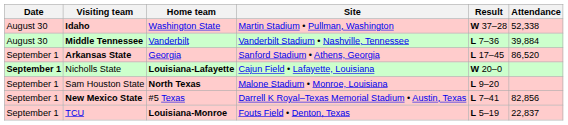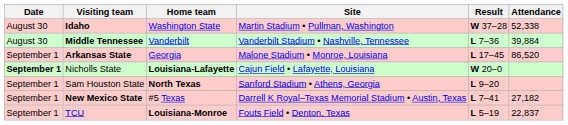(309, 55) Sanford Stadium • Athens, Georgia -> (313, 55) Malone Stadium • Monroe, Louisiana
(313, 84) Malone Stadium • Monroe, Louisiana -> (309, 84) Sanford Stadium • Athens, Georgia
(525, 98) 82,856 -> (525, 98) 27,182
